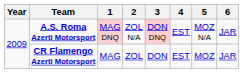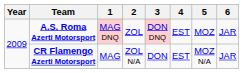(134, 32) ZOL N/A -> (134, 32) ZOL
(204, 32) MOZ N/A -> (204, 32) MOZ
(134, 56) ZOL -> (134, 56) ZOL N/A
(204, 56) MOZ -> (204, 56) MOZ N/A
